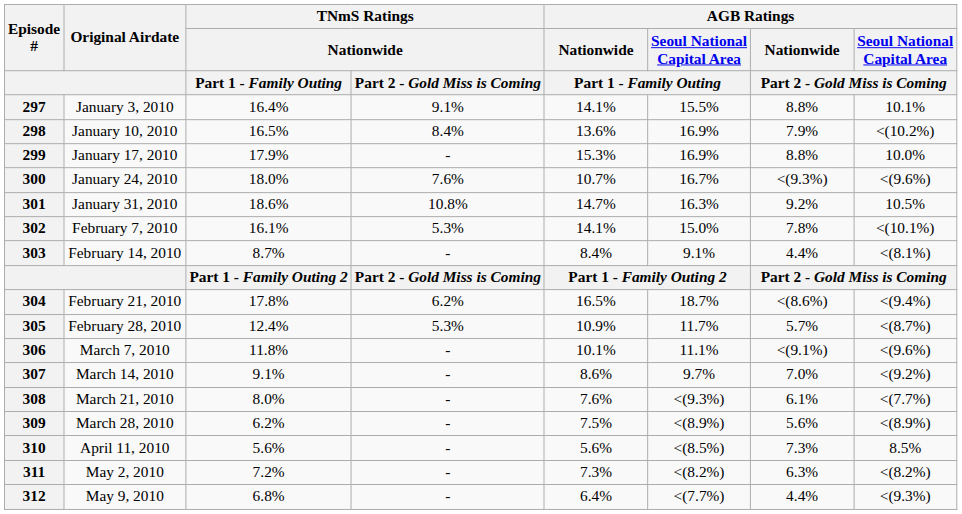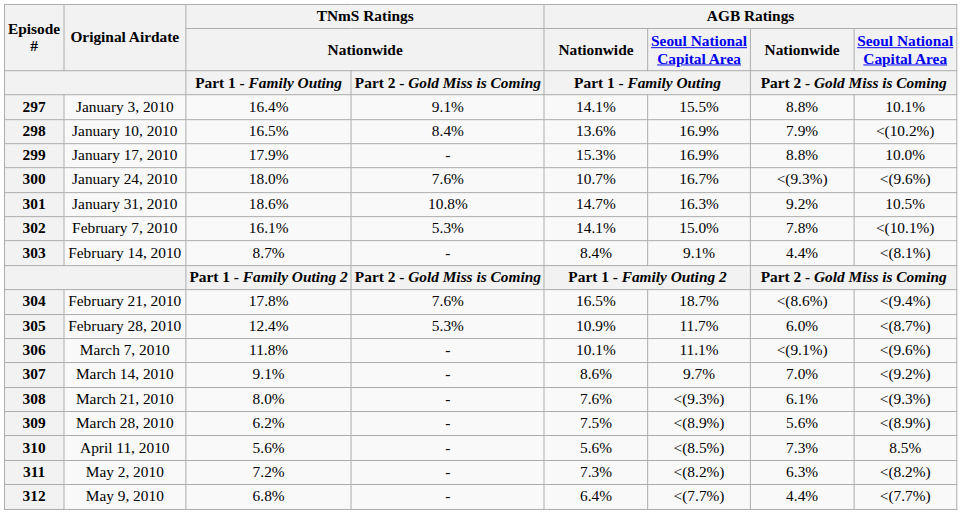(448, 301) 6.2% -> (448, 301) 7.6%
(802, 326) 5.7% -> (802, 326) 6.0%
(905, 399) <(7.7%) -> (905, 399) <(9.3%)
(905, 496) <(9.3%) -> (905, 496) <(7.7%)
